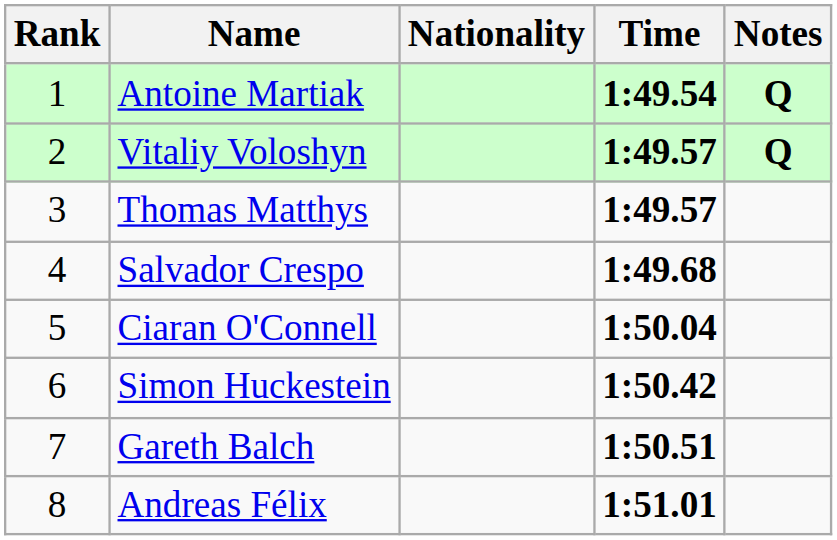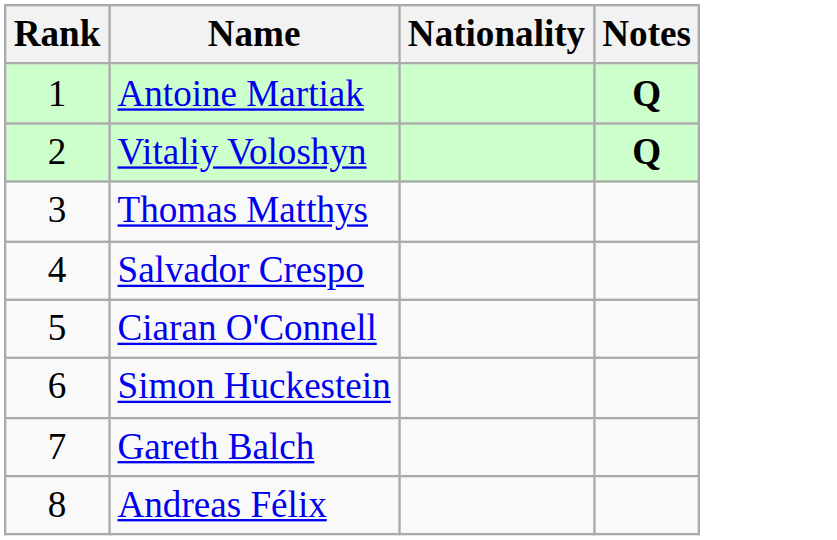- column: (660, 33)
